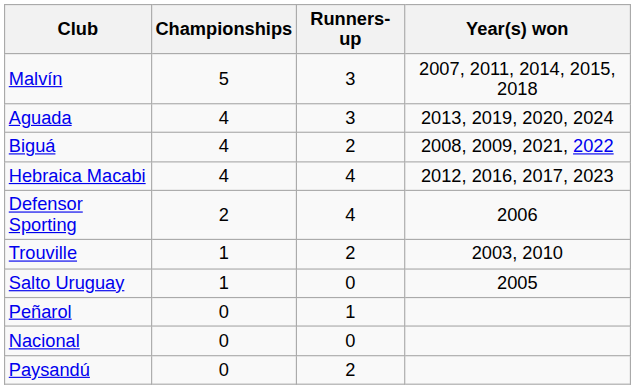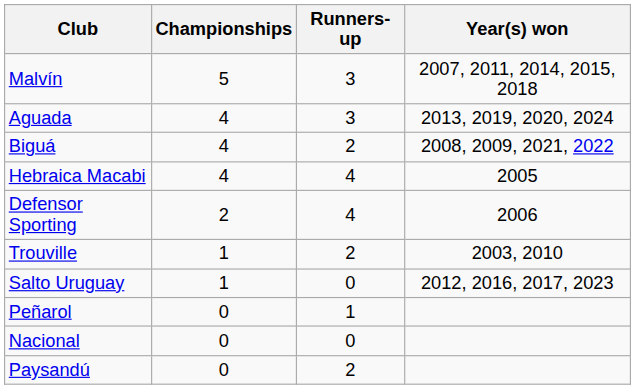(517, 175) 2012, 2016, 2017, 2023 -> (517, 175) 2005
(517, 283) 2005 -> (517, 283) 2012, 2016, 2017, 2023
